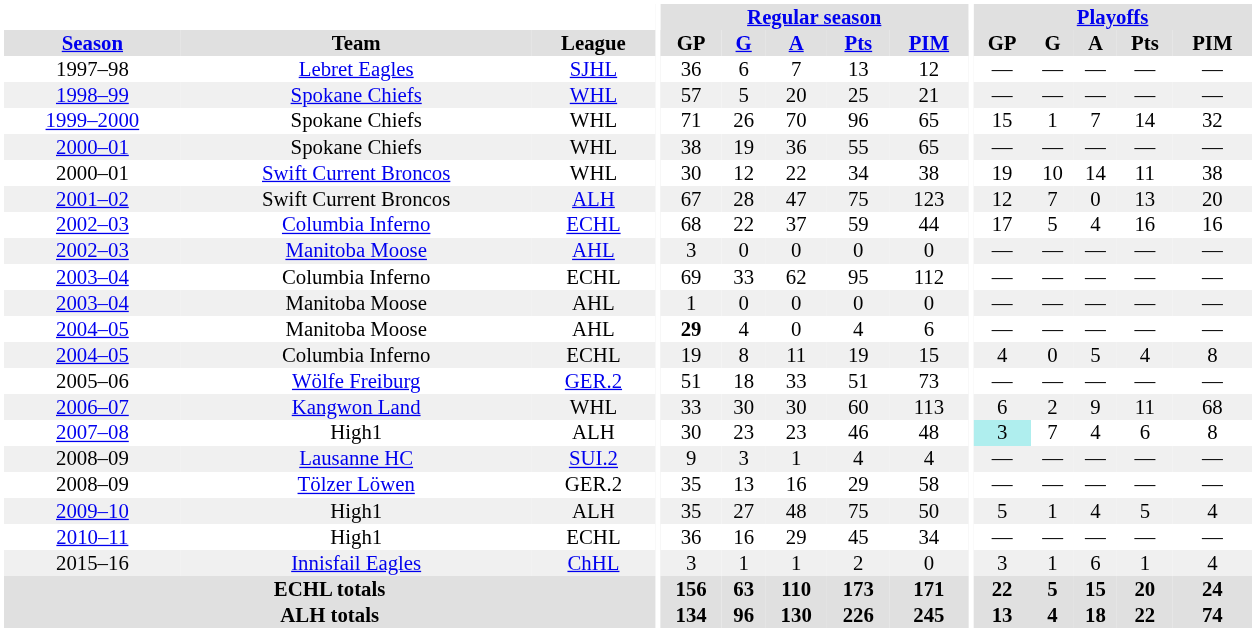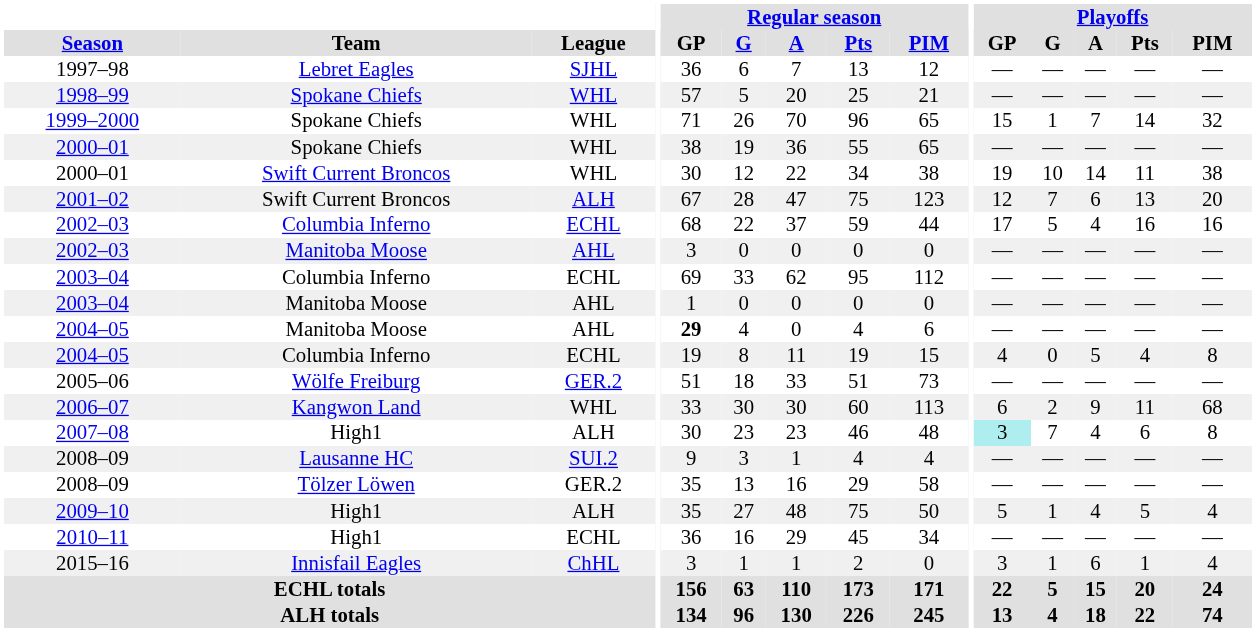(1096, 198) 0 -> (1096, 198) 6
